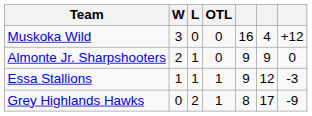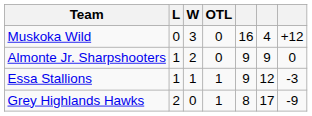columns swapped: (178, 15) <-> (195, 15)
